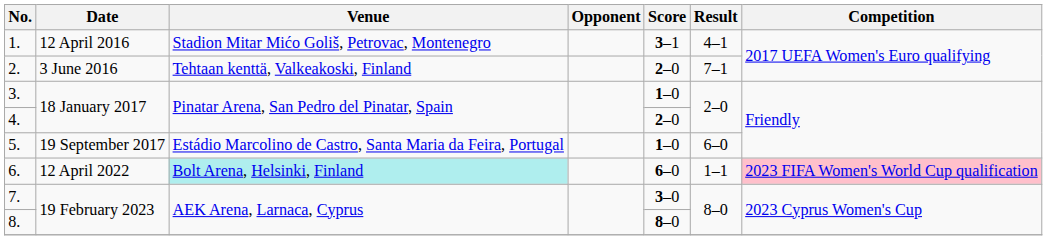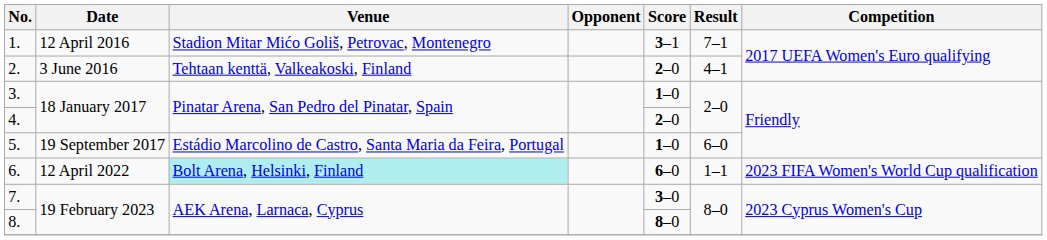(716, 42) 4–1 -> (716, 42) 7–1
(716, 68) 7–1 -> (716, 68) 4–1
(891, 171) pink background -> (891, 171) no background
